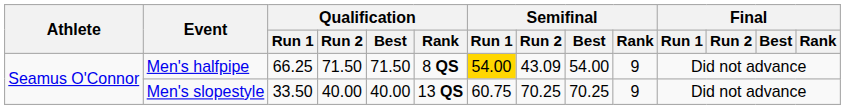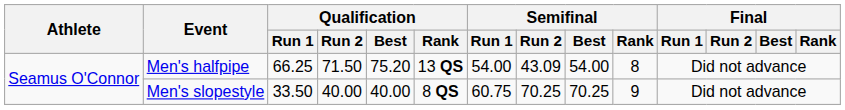(390, 67) 71.50 -> (390, 67) 75.20
(440, 67) 8 QS -> (440, 67) 13 QS
(492, 67) gold background -> (492, 67) no background
(635, 67) 9 -> (635, 67) 8
(440, 92) 13 QS -> (440, 92) 8 QS
